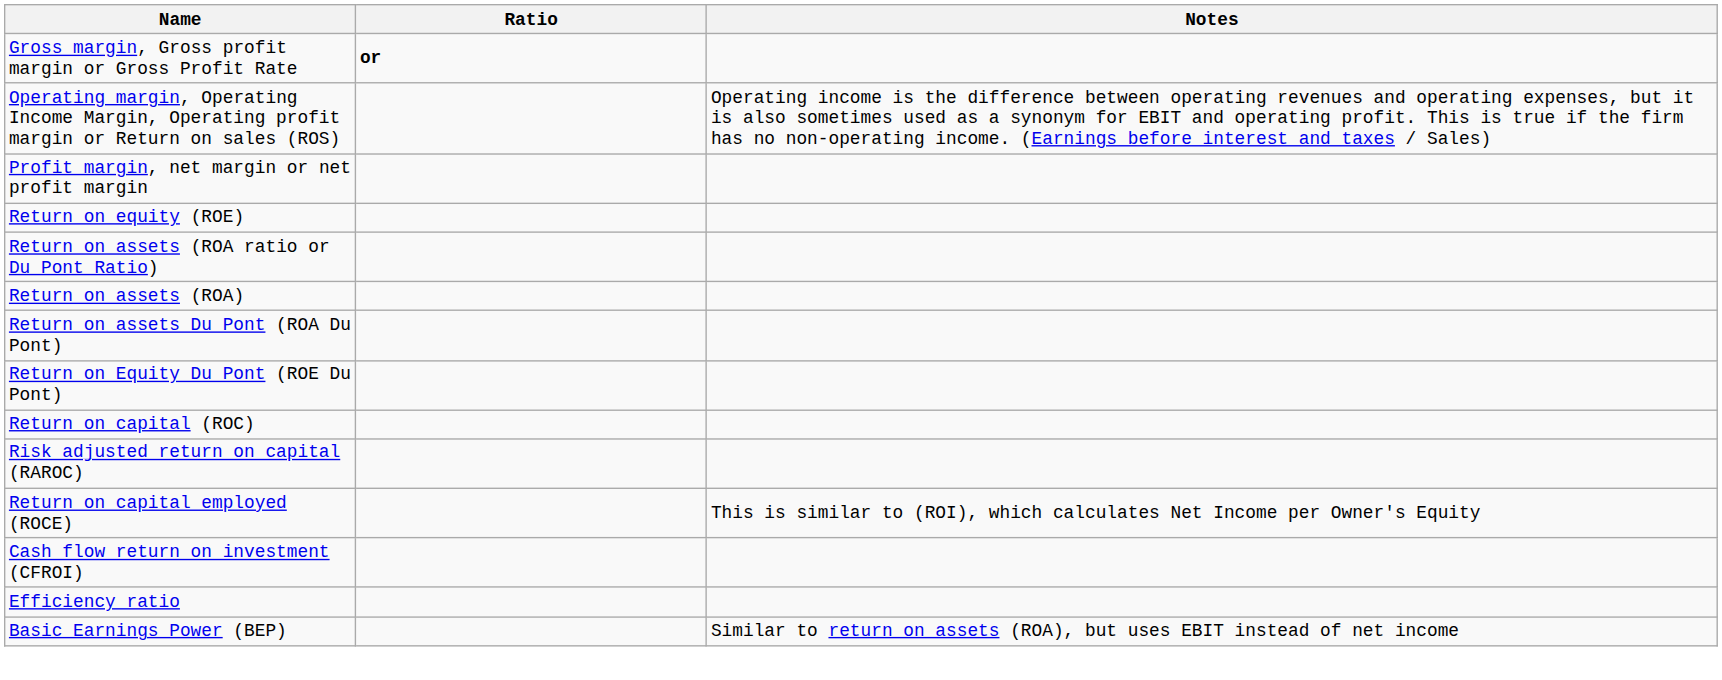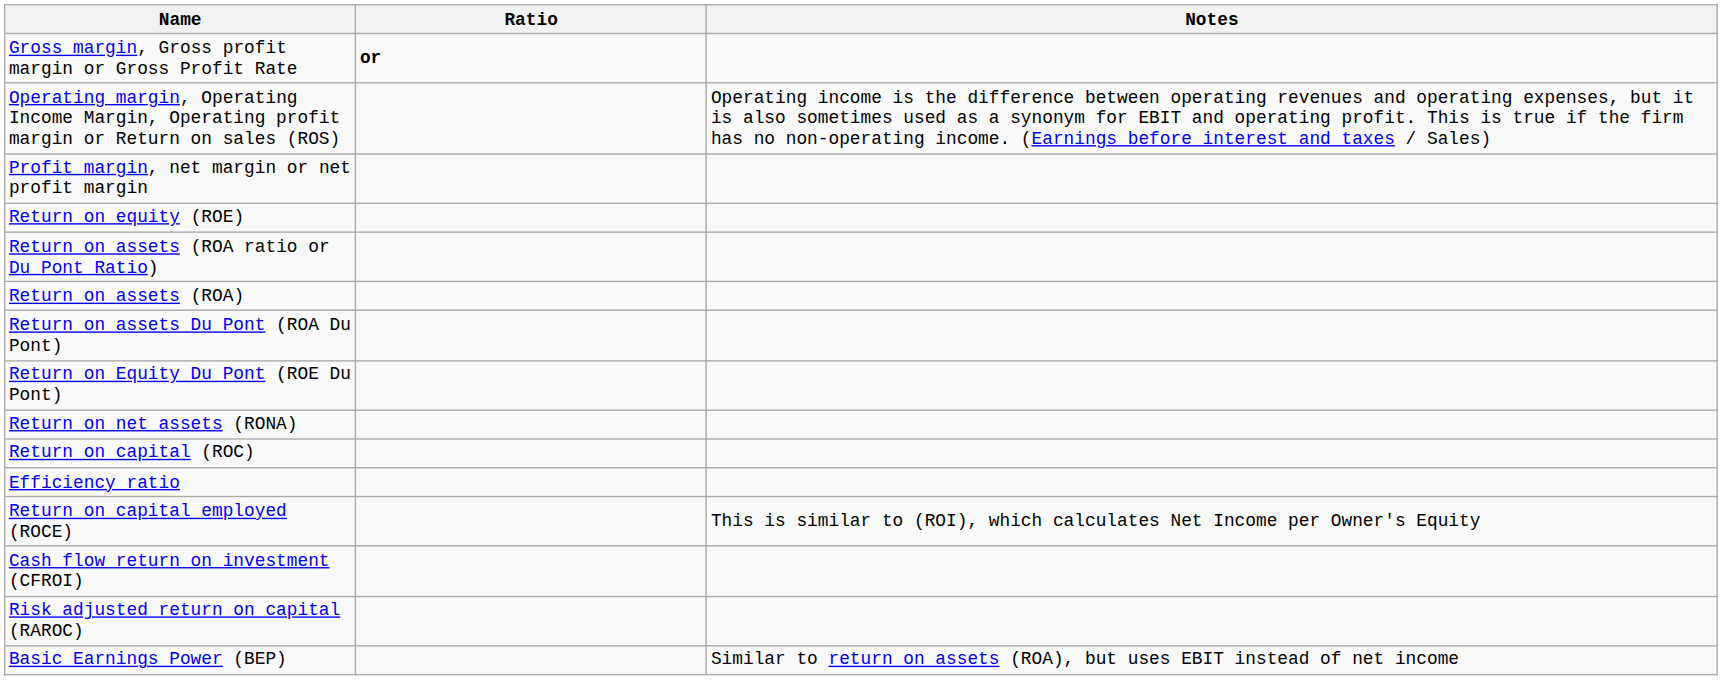+ row: (153, 424)
rows swapped: (175, 464) <-> (94, 602)
